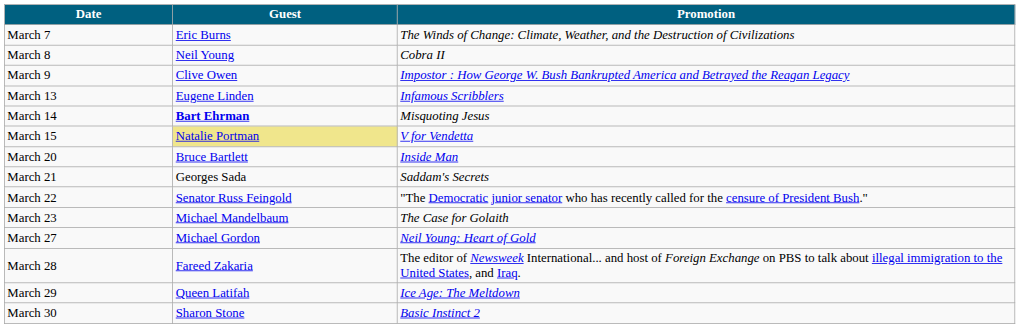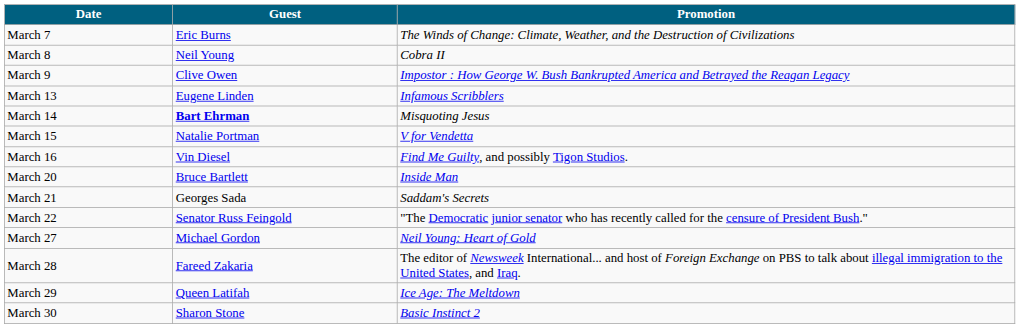(218, 136) khaki background -> (218, 136) no background
+ row: (32, 156)
- row: (32, 217)
